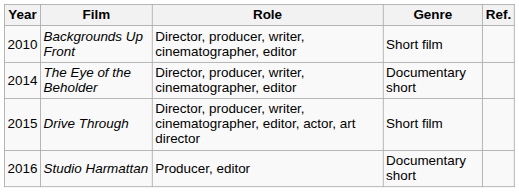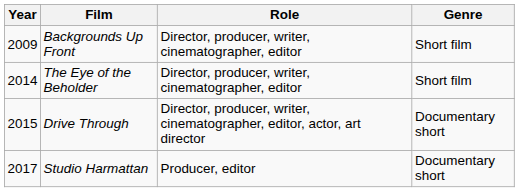- column: (498, 15)
(22, 44) 2010 -> (22, 44) 2009
(426, 80) Documentary short -> (443, 80) Short film
(414, 124) Short film -> (455, 124) Documentary short
(22, 168) 2016 -> (22, 168) 2017
